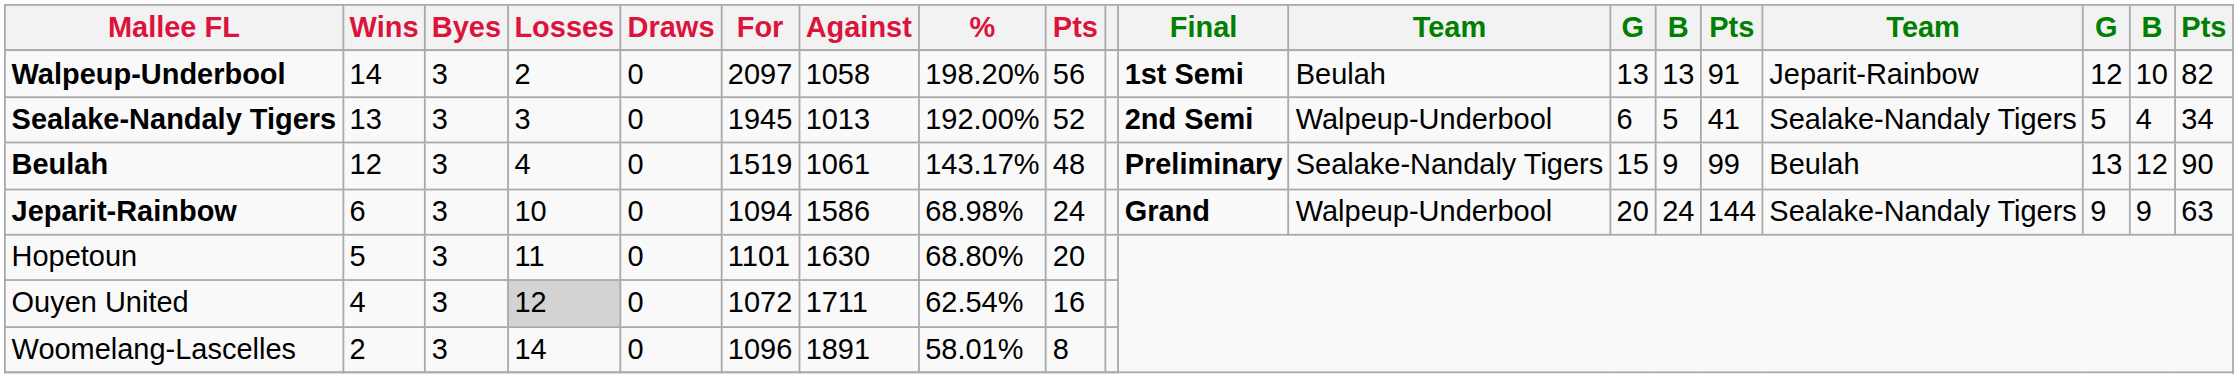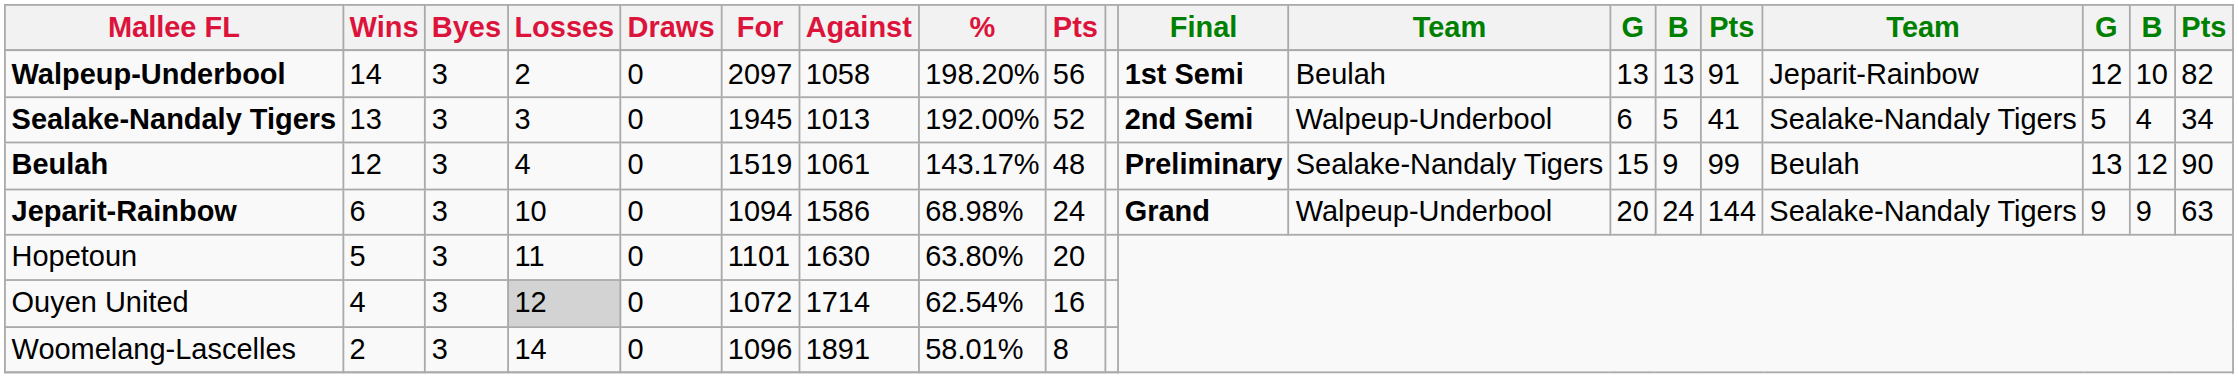(974, 257) 68.80% -> (974, 257) 63.80%
(837, 303) 1711 -> (838, 303) 1714
